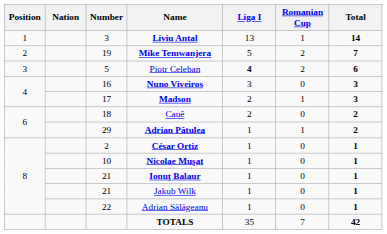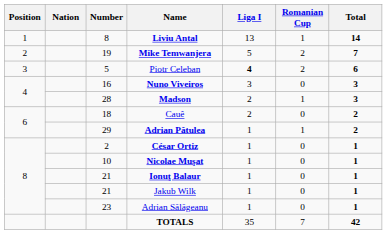(107, 38) 3 -> (107, 38) 8
(107, 99) 17 -> (107, 99) 28
(107, 206) 22 -> (107, 206) 23
